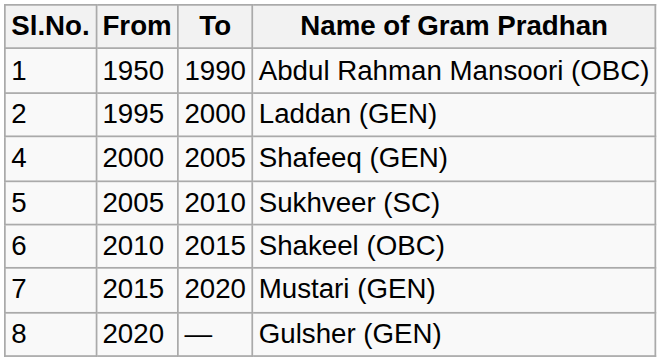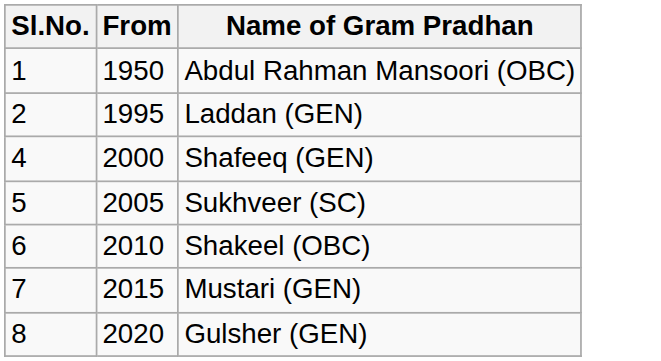- column: (215, 26)
